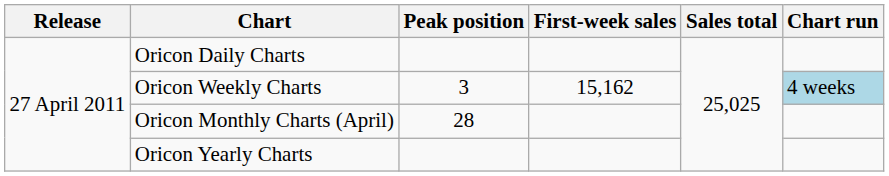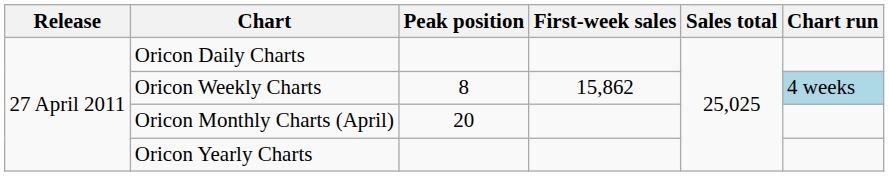(464, 87) 3 -> (464, 87) 8
(605, 87) 15,162 -> (605, 87) 15,862
(464, 120) 28 -> (464, 120) 20
